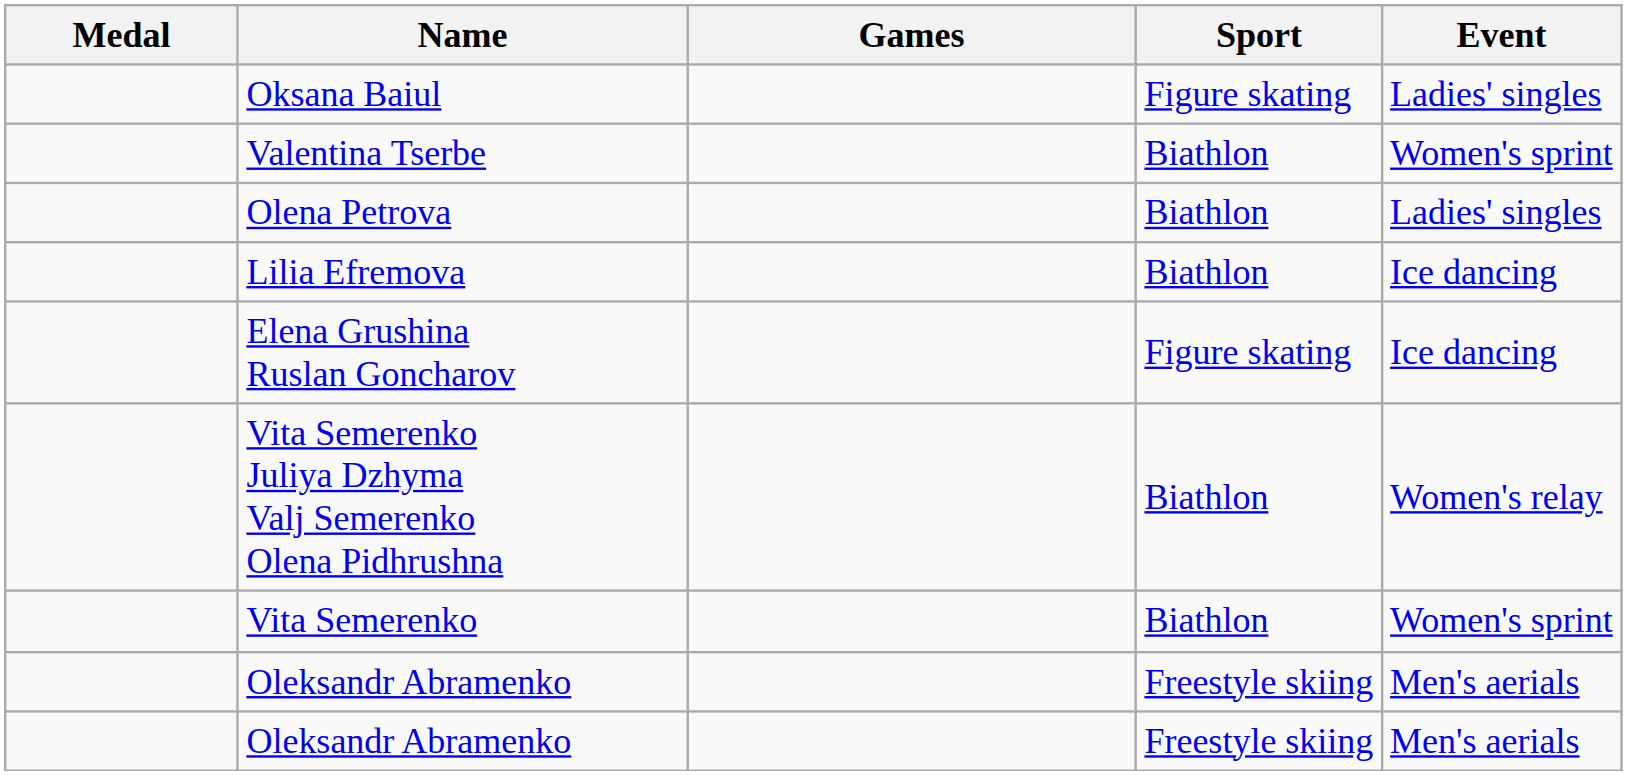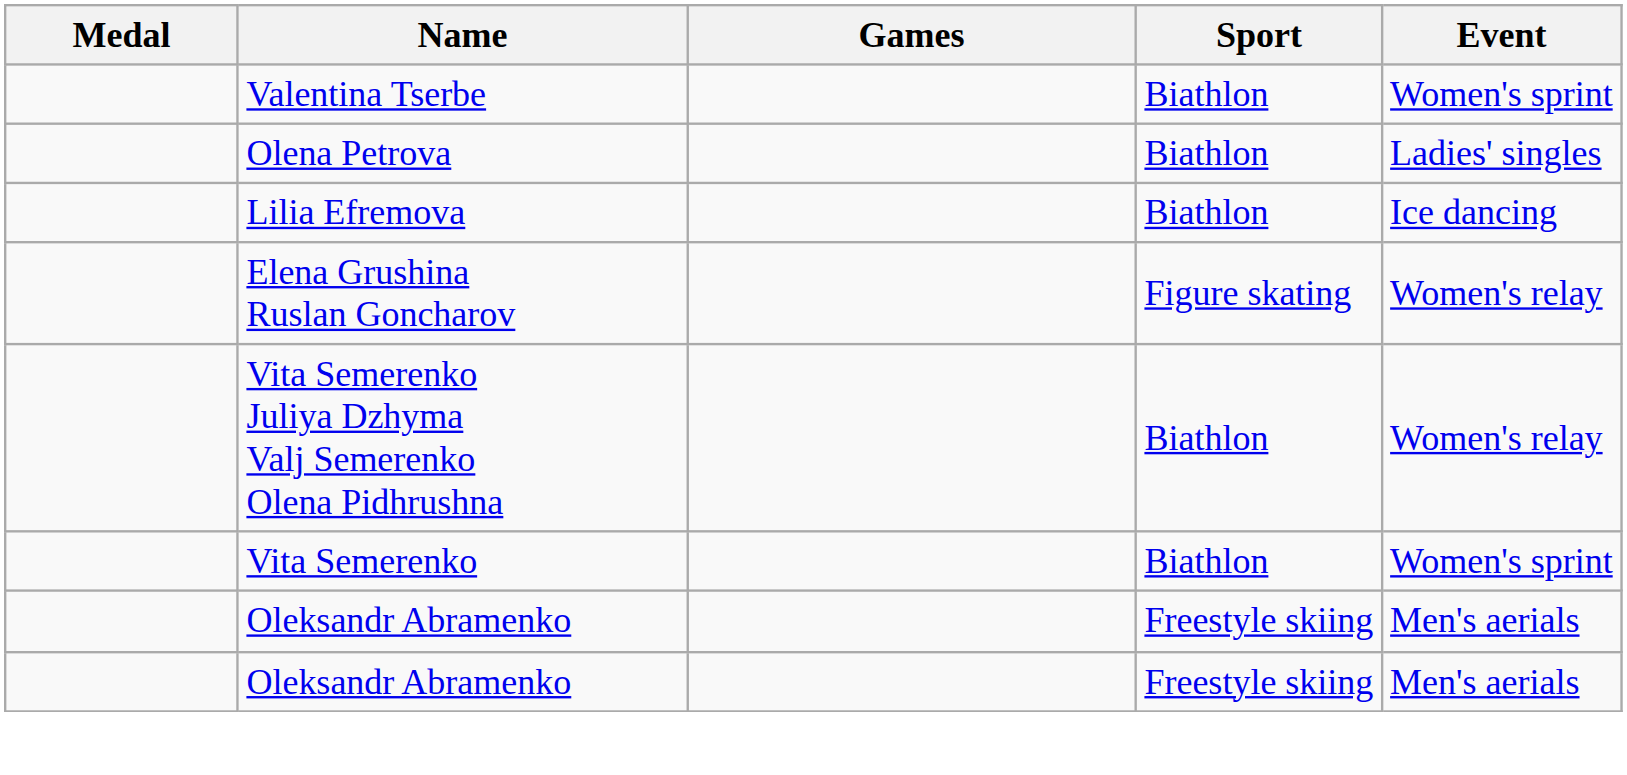- row: (344, 93)
(1474, 352) Ice dancing -> (1496, 293) Women's relay
